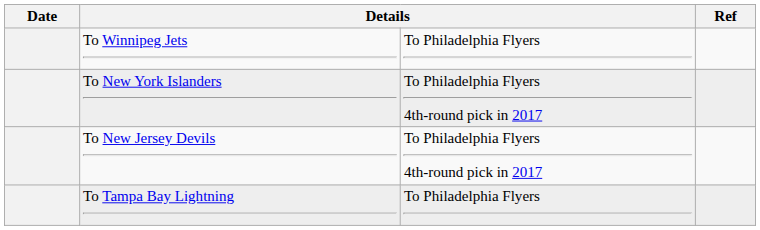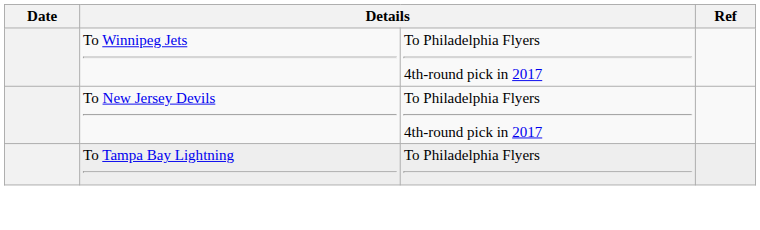(548, 45) To Philadelphia Flyers -> (548, 57) To Philadelphia Flyers 4th-round pick in 2017
- row: (240, 86)
